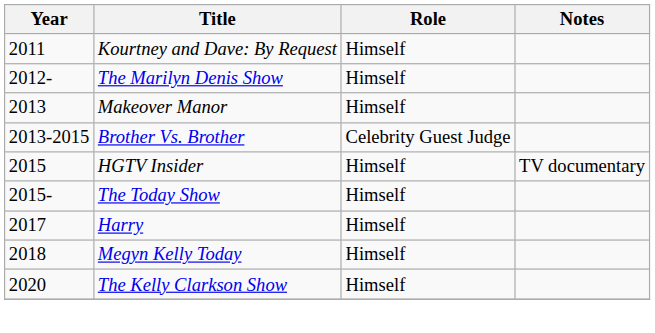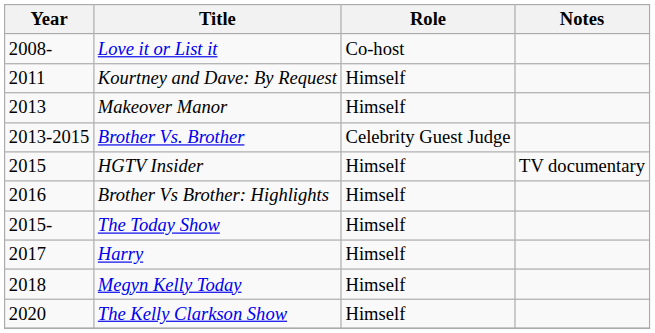+ row: (158, 48)
- row: (190, 78)
+ row: (213, 195)
